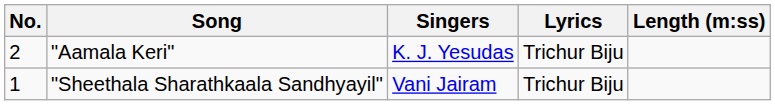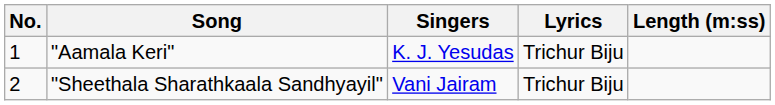(15, 52) 2 -> (15, 52) 1
(15, 84) 1 -> (15, 84) 2
